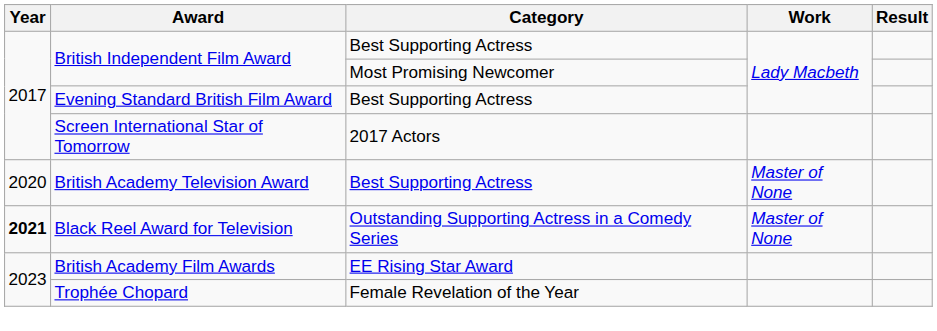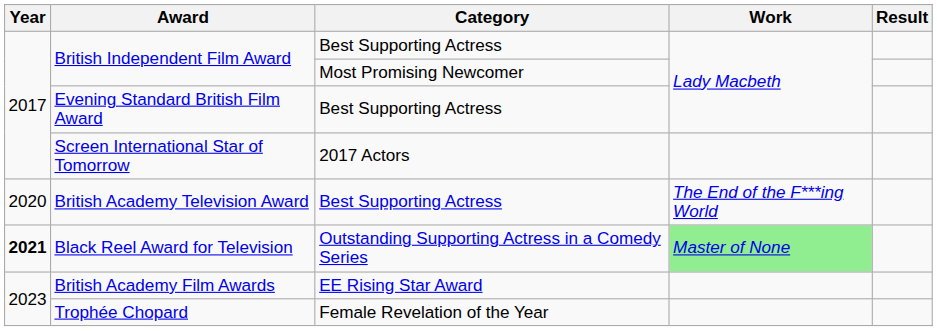(787, 182) Master of None -> (758, 201) The End of the F***ing World
(787, 229) no background -> (732, 248) lightgreen background
